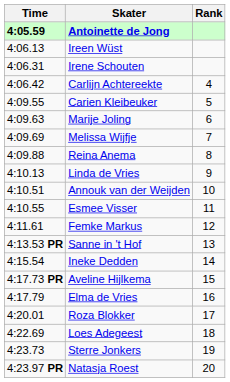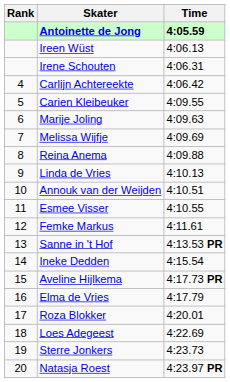columns swapped: (209, 13) <-> (35, 13)
